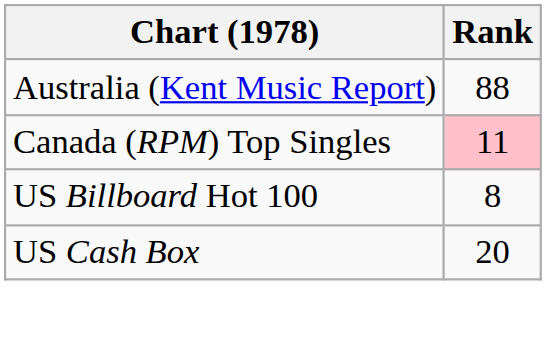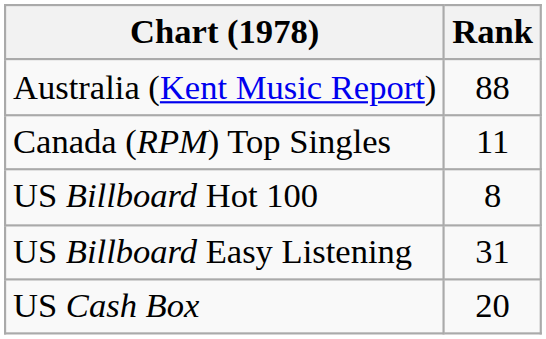(493, 141) pink background -> (493, 141) no background
+ row: (213, 251)
